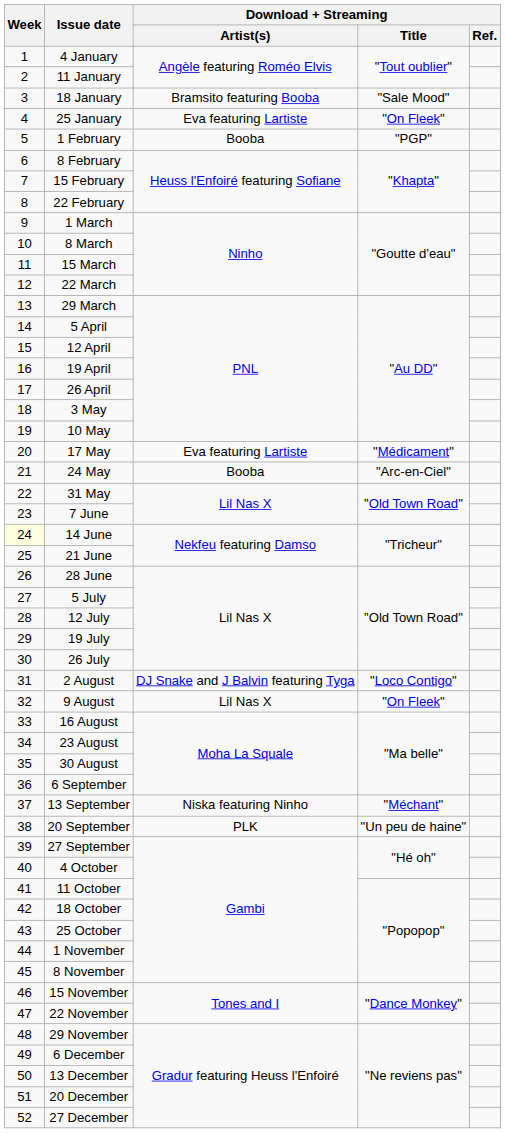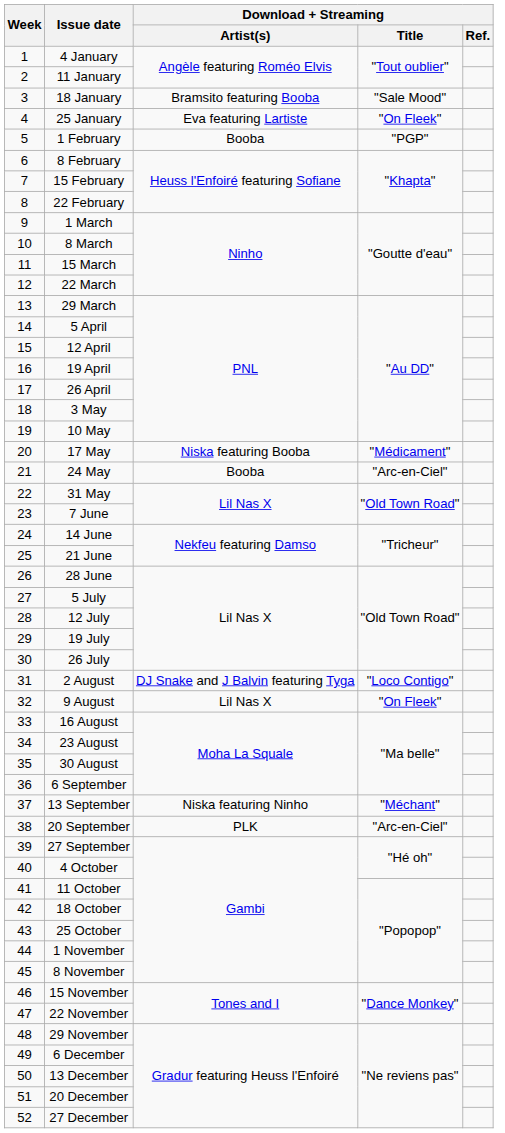(245, 451) Eva featuring Lartiste -> (245, 451) Niska featuring Booba
(24, 535) lightyellow background -> (24, 535) no background
(413, 826) "Un peu de haine" -> (410, 826) "Arc-en-Ciel"
